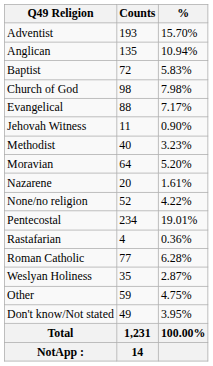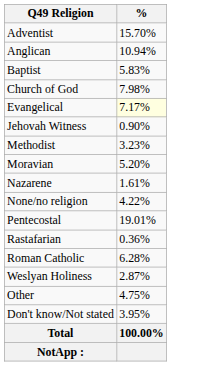- column: (137, 13)
(176, 107) no background -> (135, 107) lightyellow background
